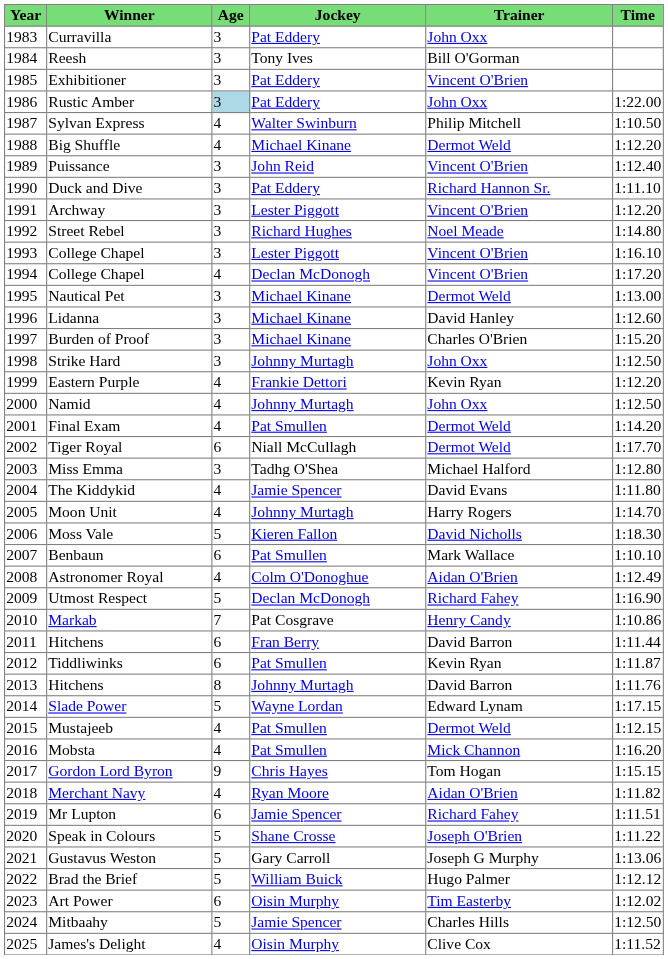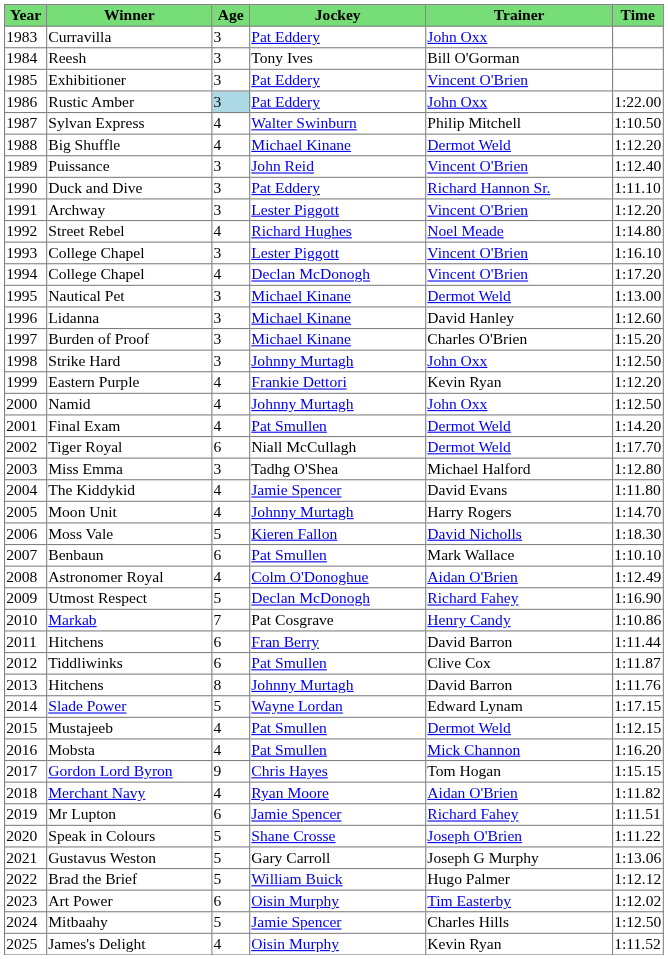(217, 231) 3 -> (217, 231) 4
(464, 663) Kevin Ryan -> (459, 663) Clive Cox
(459, 944) Clive Cox -> (464, 944) Kevin Ryan
